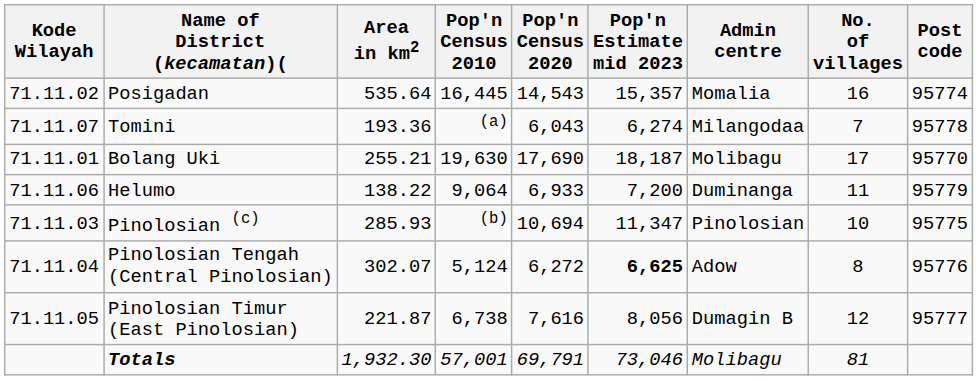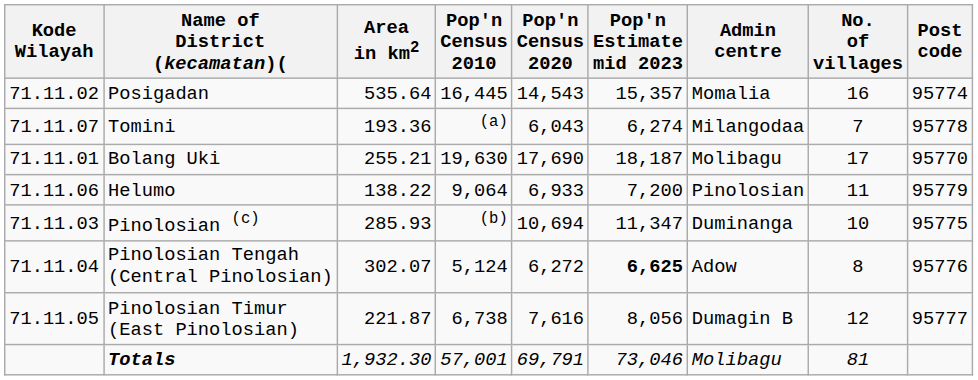(742, 190) Duminanga -> (748, 190) Pinolosian
(748, 223) Pinolosian -> (742, 223) Duminanga
